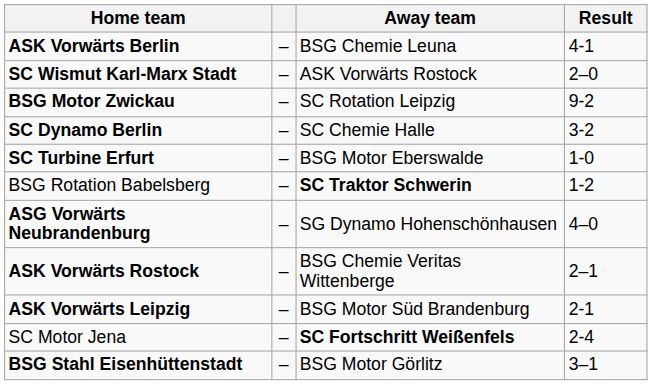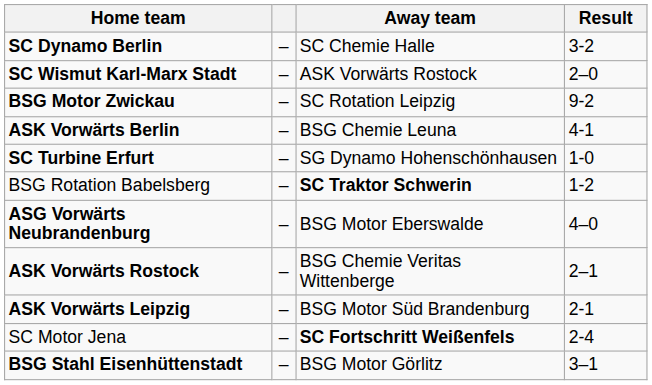rows swapped: (94, 46) <-> (85, 130)
(392, 158) BSG Motor Eberswalde -> (428, 158) SG Dynamo Hohenschönhausen
(428, 223) SG Dynamo Hohenschönhausen -> (392, 223) BSG Motor Eberswalde
